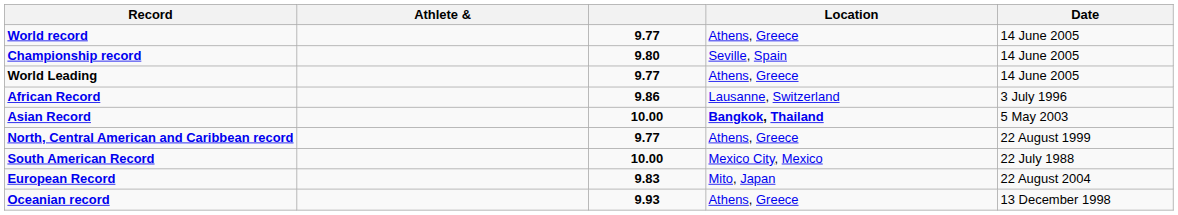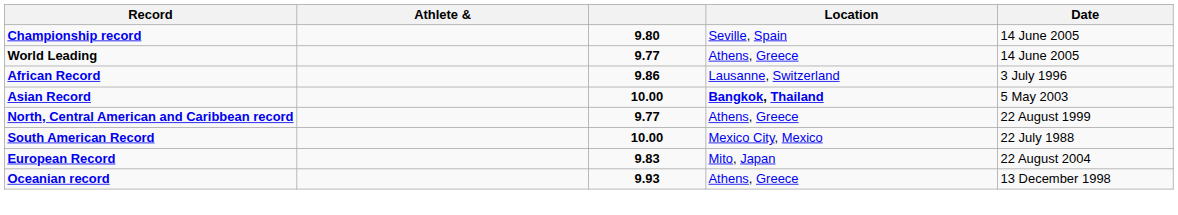- row: (48, 35)
